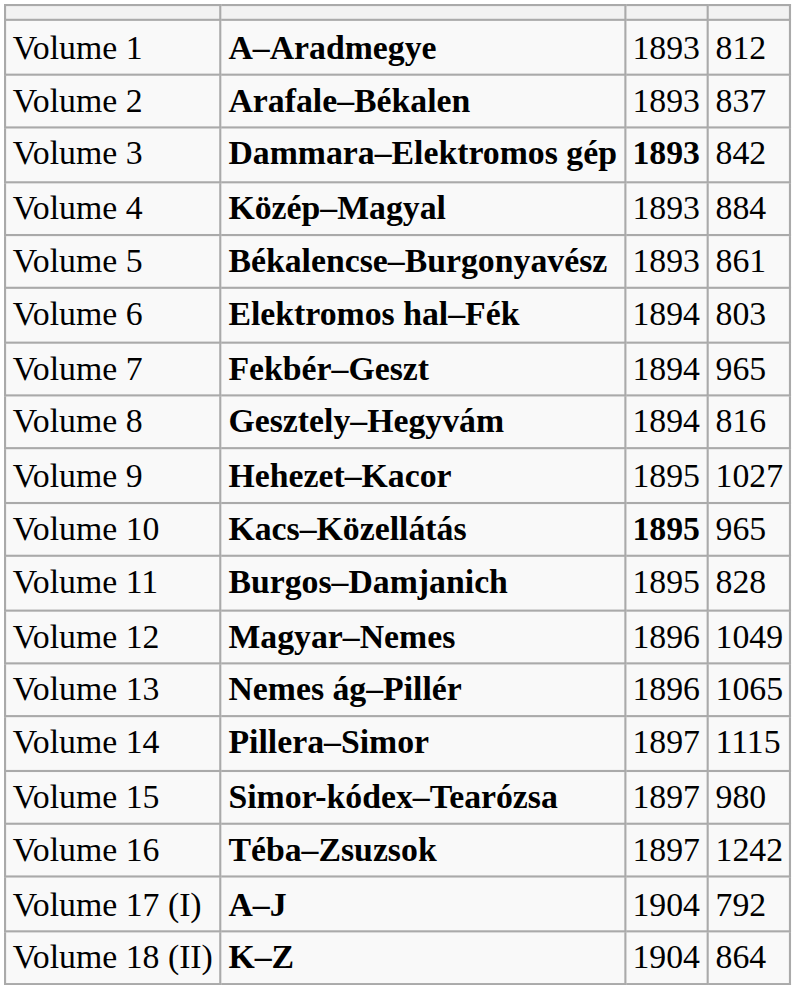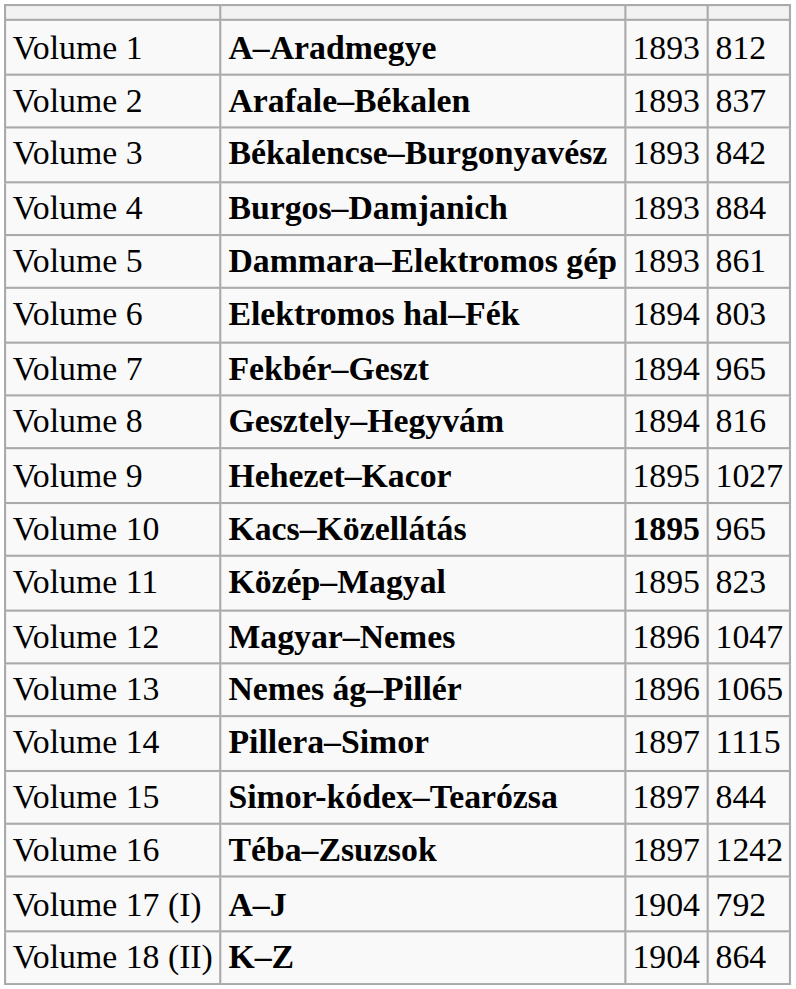(423, 153) Dammara–Elektromos gép -> (418, 153) Békalencse–Burgonyavész
(666, 153) bold -> (666, 153) normal
(337, 207) Közép–Magyal -> (368, 207) Burgos–Damjanich
(418, 260) Békalencse–Burgonyavész -> (423, 260) Dammara–Elektromos gép
(368, 582) Burgos–Damjanich -> (337, 582) Közép–Magyal
(741, 582) 828 -> (741, 582) 823
(749, 635) 1049 -> (749, 635) 1047
(741, 796) 980 -> (741, 796) 844
